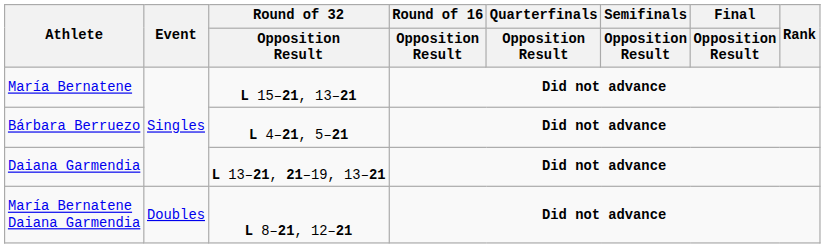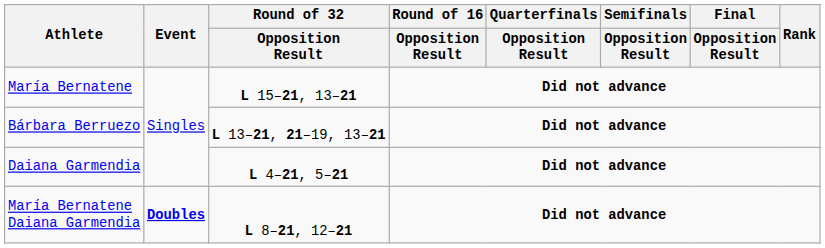(299, 135) L 4–21, 5–21 -> (299, 135) L 13–21, 21–19, 13–21
(299, 175) L 13–21, 21–19, 13–21 -> (299, 175) L 4–21, 5–21
(176, 214) normal -> (176, 214) bold
